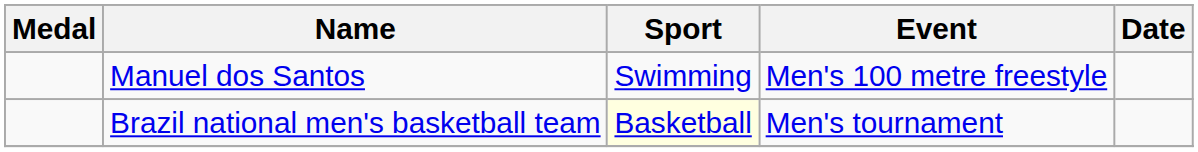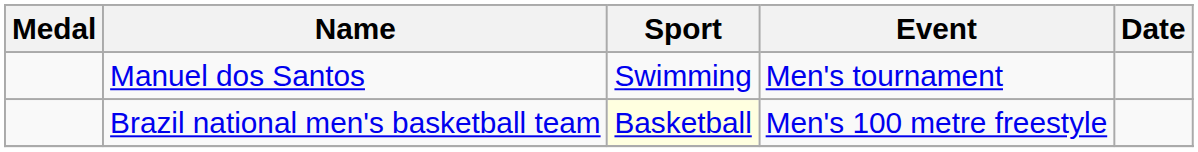(936, 76) Men's 100 metre freestyle -> (884, 76) Men's tournament
(884, 123) Men's tournament -> (936, 123) Men's 100 metre freestyle
